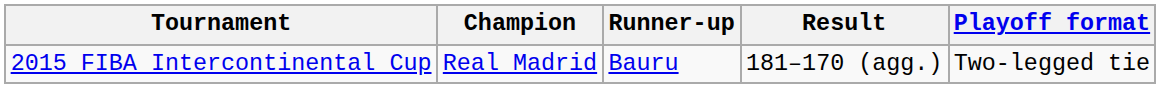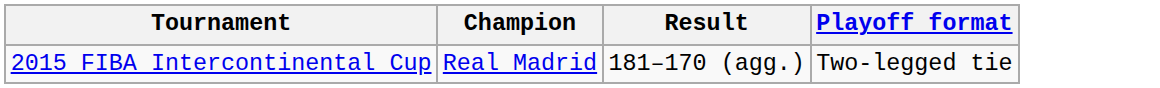- column: (672, 24)
